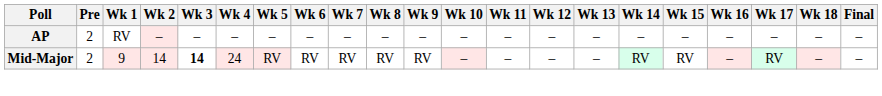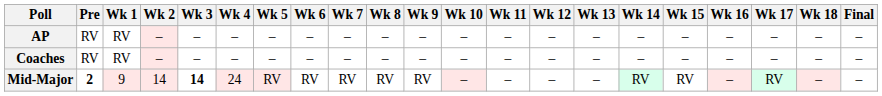(90, 36) 2 -> (90, 36) RV
+ row: (40, 58)
(90, 58) normal -> (90, 79) bold
